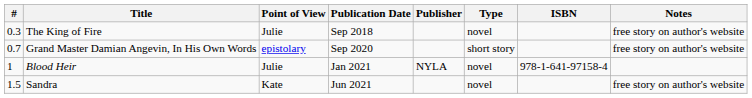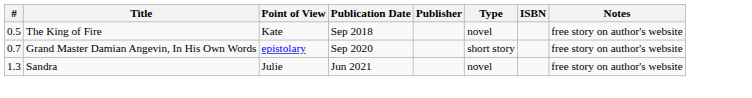(14, 31) 0.3 -> (14, 31) 0.5
(272, 31) Julie -> (272, 31) Kate
- row: (51, 66)
(14, 84) 1.5 -> (14, 66) 1.3
(272, 84) Kate -> (272, 66) Julie
